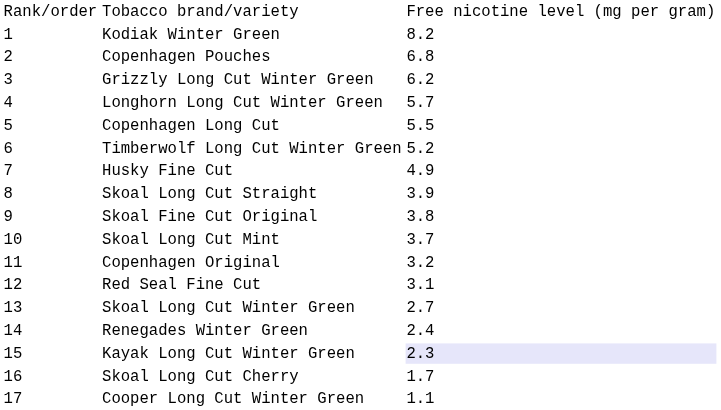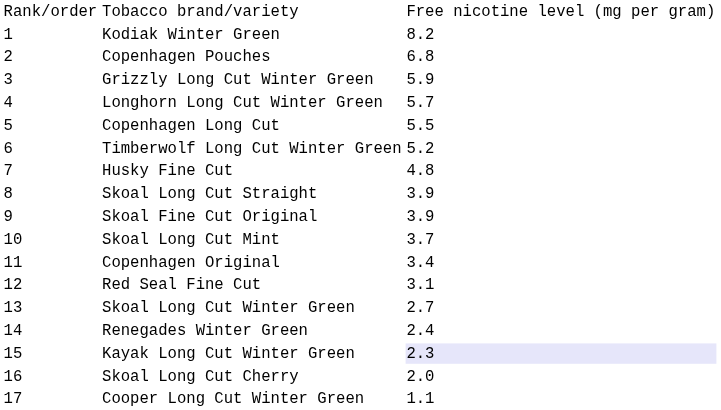(420, 80) 6.2 -> (420, 80) 5.9
(420, 171) 4.9 -> (420, 171) 4.8
(420, 217) 3.8 -> (420, 217) 3.9
(420, 262) 3.2 -> (420, 262) 3.4
(420, 376) 1.7 -> (420, 376) 2.0
